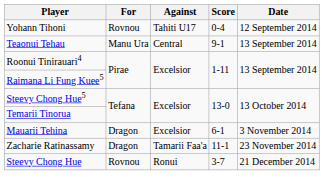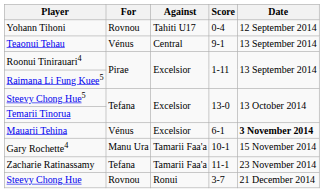(128, 43) Manu Ura -> (121, 43) Vénus
(123, 130) Dragon -> (121, 130) Vénus
(275, 130) normal -> (276, 130) bold
+ row: (37, 147)
(123, 146) Dragon -> (122, 164) Tefana
